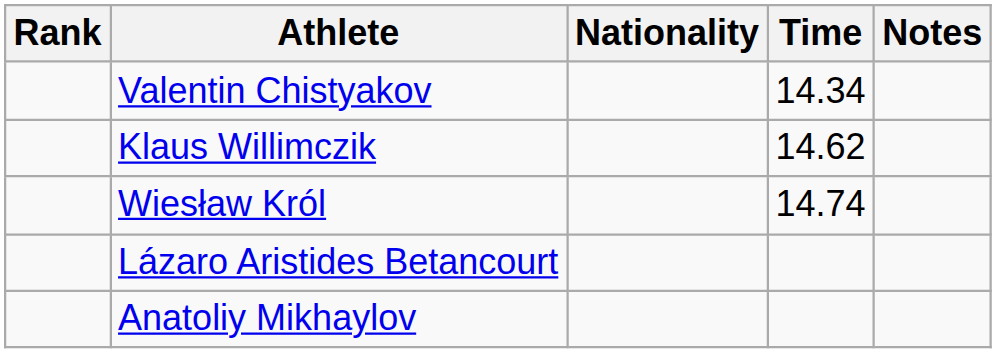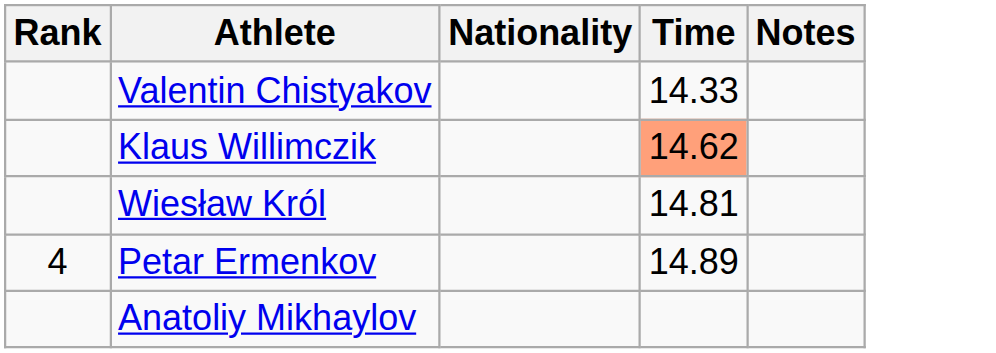(821, 90) 14.34 -> (694, 90) 14.33
(821, 147) no background -> (694, 147) lightsalmon background
(821, 204) 14.74 -> (694, 204) 14.81
+ row: (247, 261)
- row: (338, 261)
